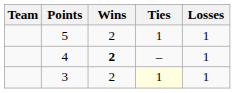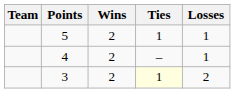(112, 56) bold -> (112, 56) normal
(206, 77) 1 -> (206, 77) 2
